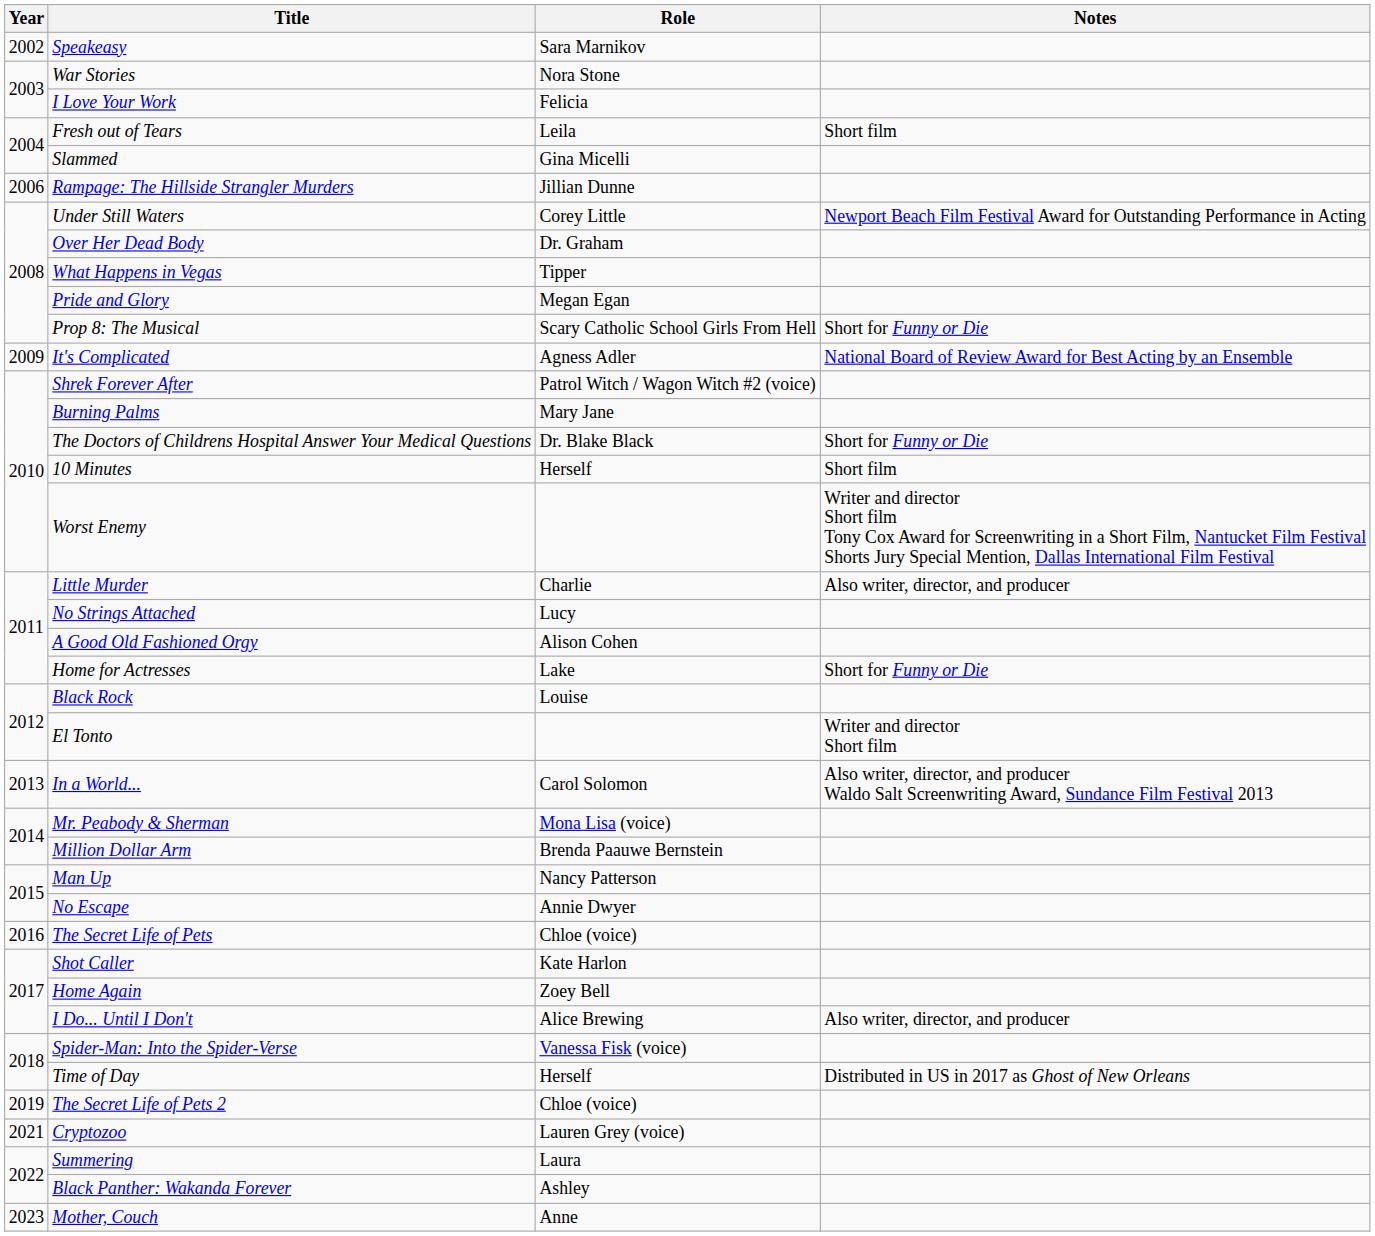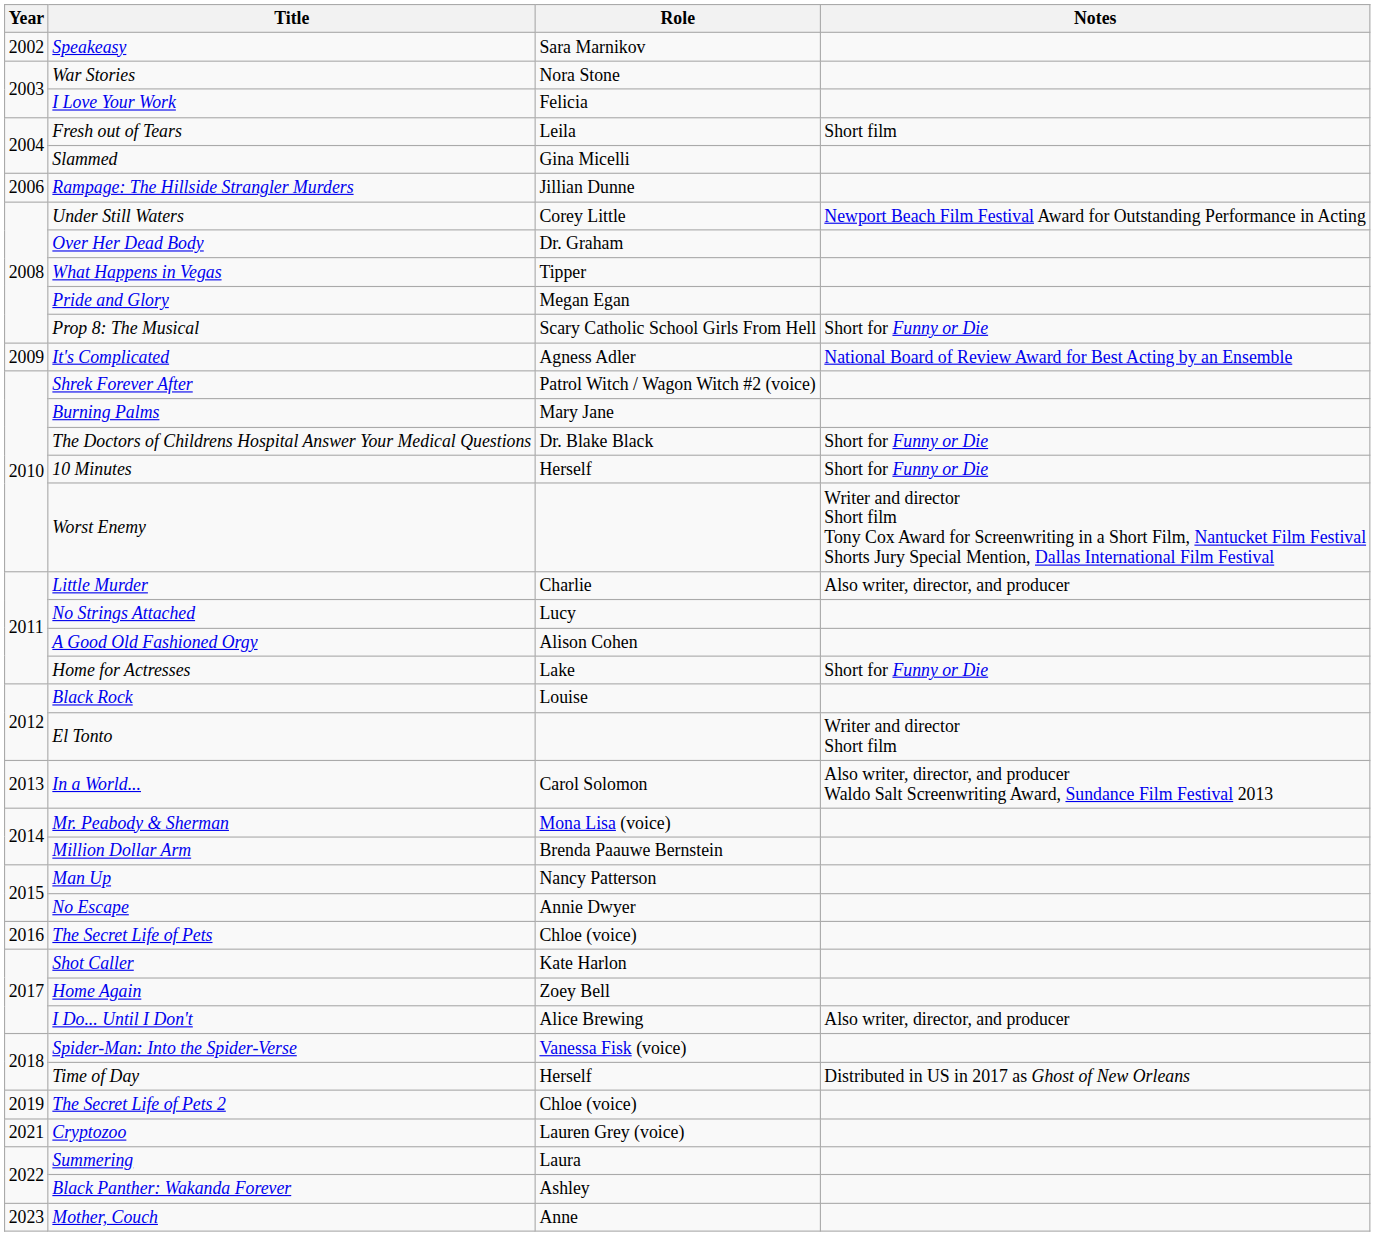(861, 469) Short film -> (906, 469) Short for Funny or Die
